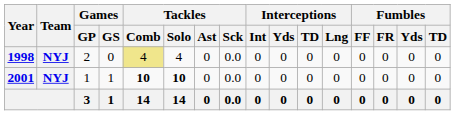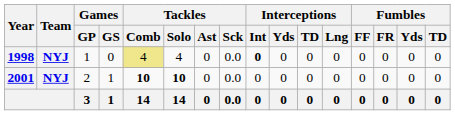(87, 57) 2 -> (87, 57) 1
(258, 57) normal -> (258, 57) bold
(87, 78) 1 -> (87, 78) 2
